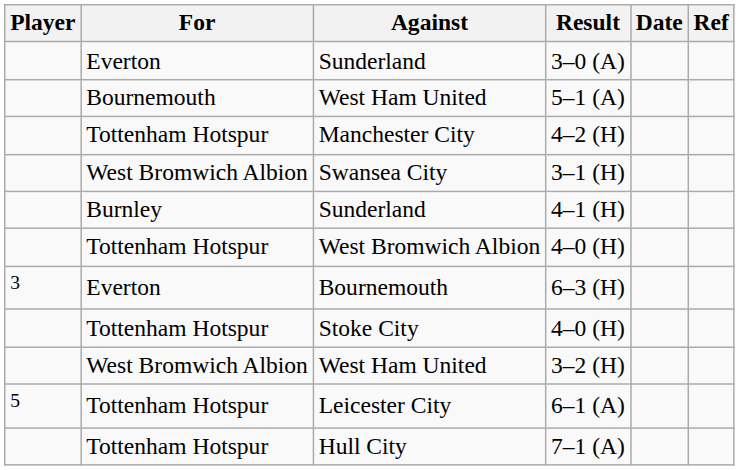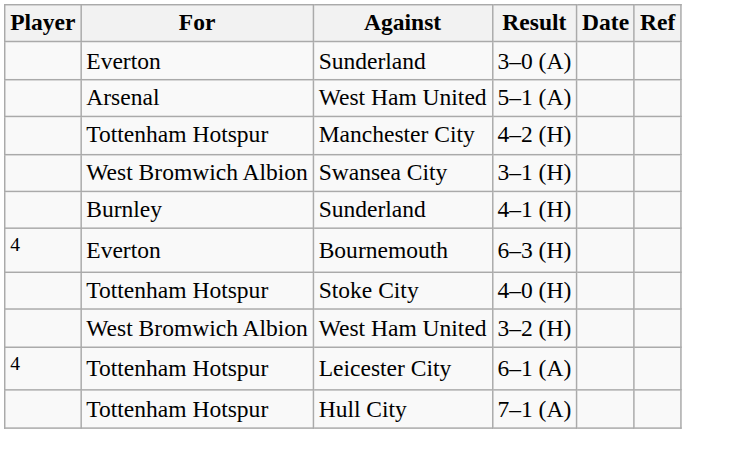(151, 97) Bournemouth -> (123, 97) Arsenal
- row: (429, 246)
(15, 282) 3 -> (15, 245) 4
(15, 401) 5 -> (15, 363) 4
